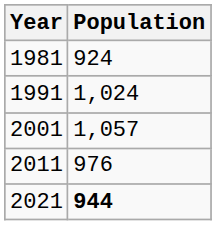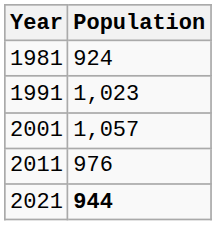(106, 94) 1,024 -> (106, 94) 1,023
